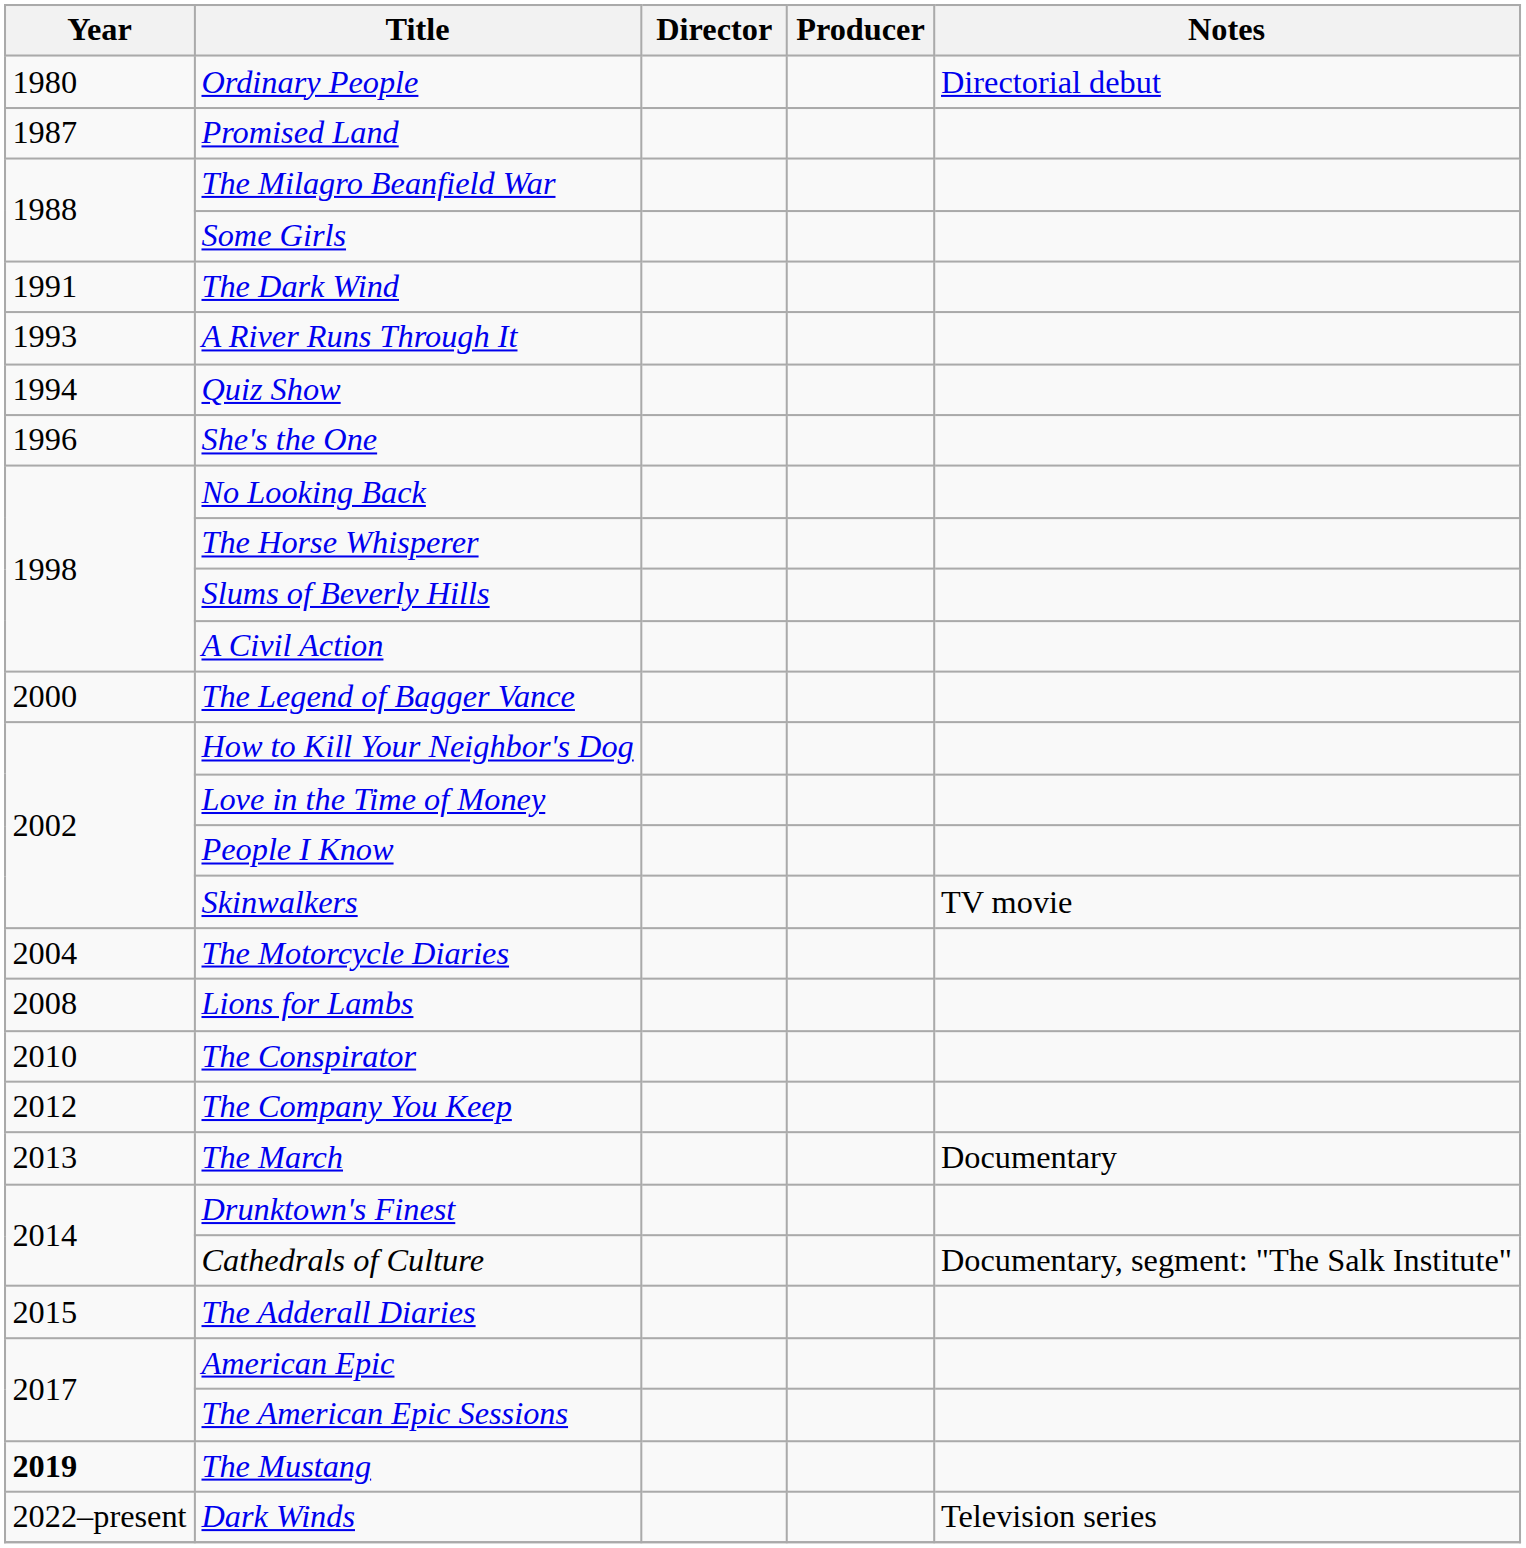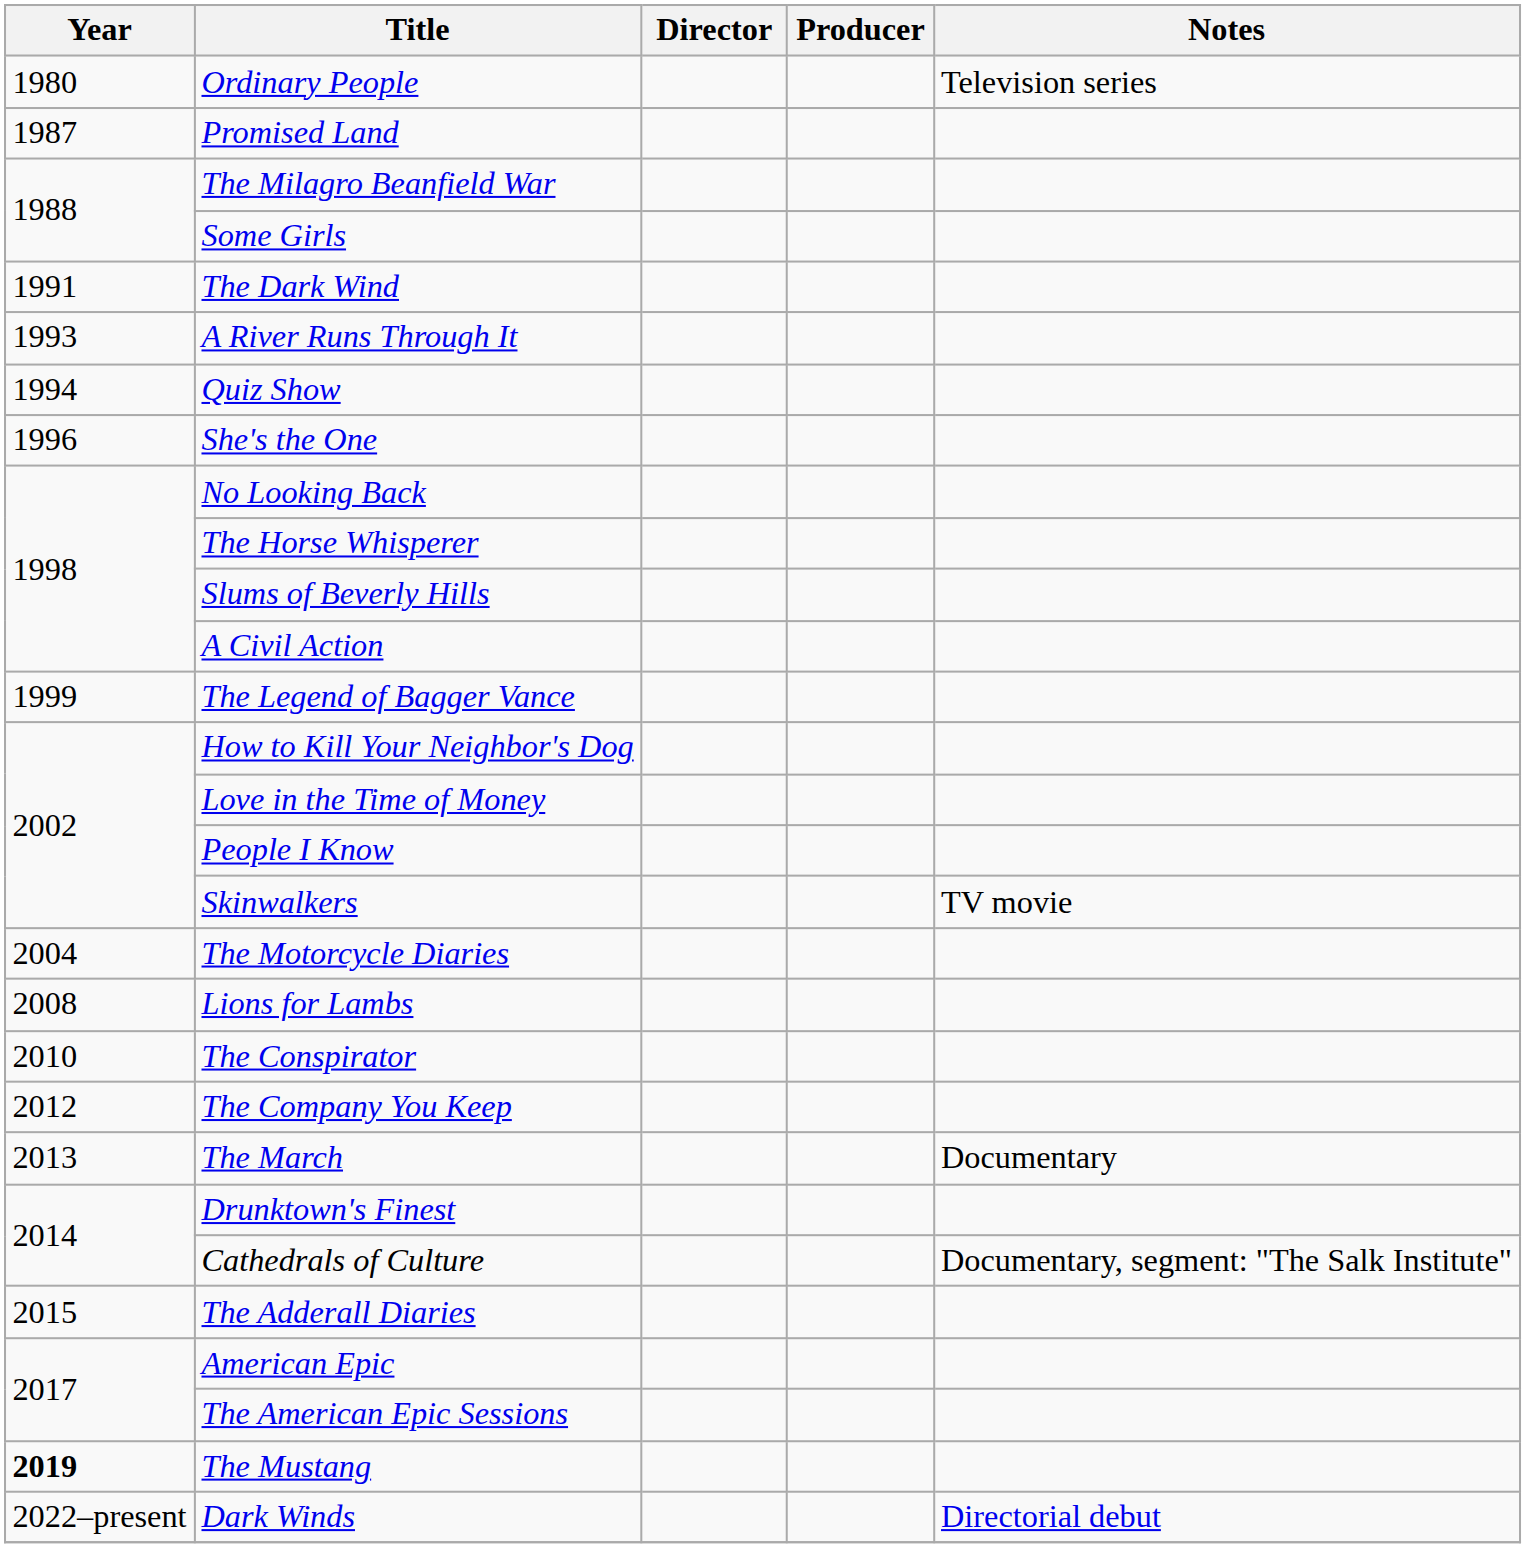(1051, 81) Directorial debut -> (1049, 81) Television series
(45, 696) 2000 -> (45, 696) 1999
(1049, 1516) Television series -> (1051, 1516) Directorial debut
